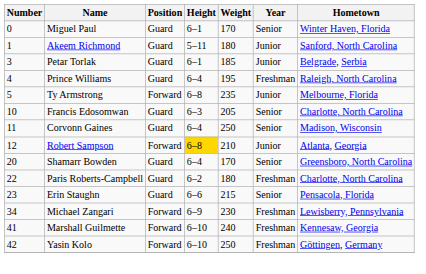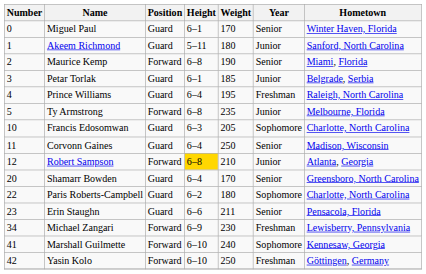+ row: (77, 62)
(269, 112) Senior -> (279, 128) Sophomore
(276, 178) Freshman -> (279, 194) Sophomore
(228, 194) 215 -> (228, 211) 211
(276, 227) Freshman -> (279, 244) Sophomore
